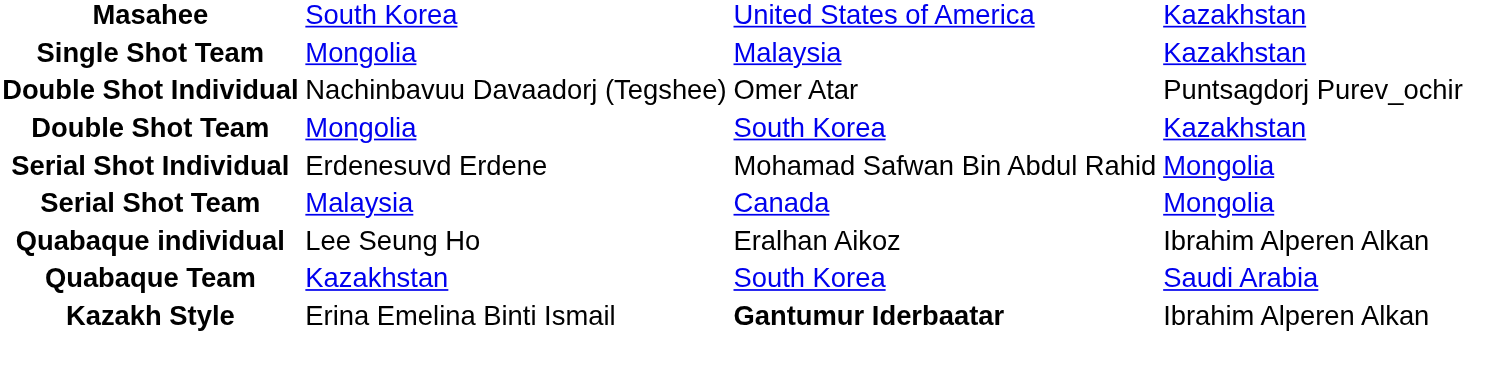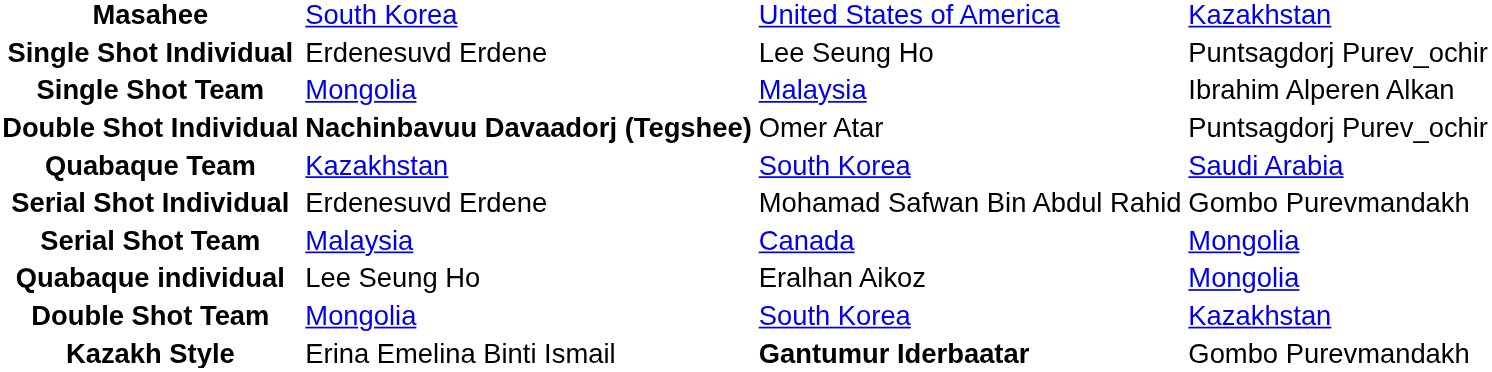+ row: (150, 52)
(1235, 52) Kazakhstan -> (1321, 90) Ibrahim Alperen Alkan
(516, 90) normal -> (529, 128) bold
rows swapped: (150, 128) <-> (150, 278)
(1219, 165) Mongolia -> (1329, 203) Gombo Purevmandakh
(1296, 240) Ibrahim Alperen Alkan -> (1244, 278) Mongolia
(1296, 316) Ibrahim Alperen Alkan -> (1329, 353) Gombo Purevmandakh
